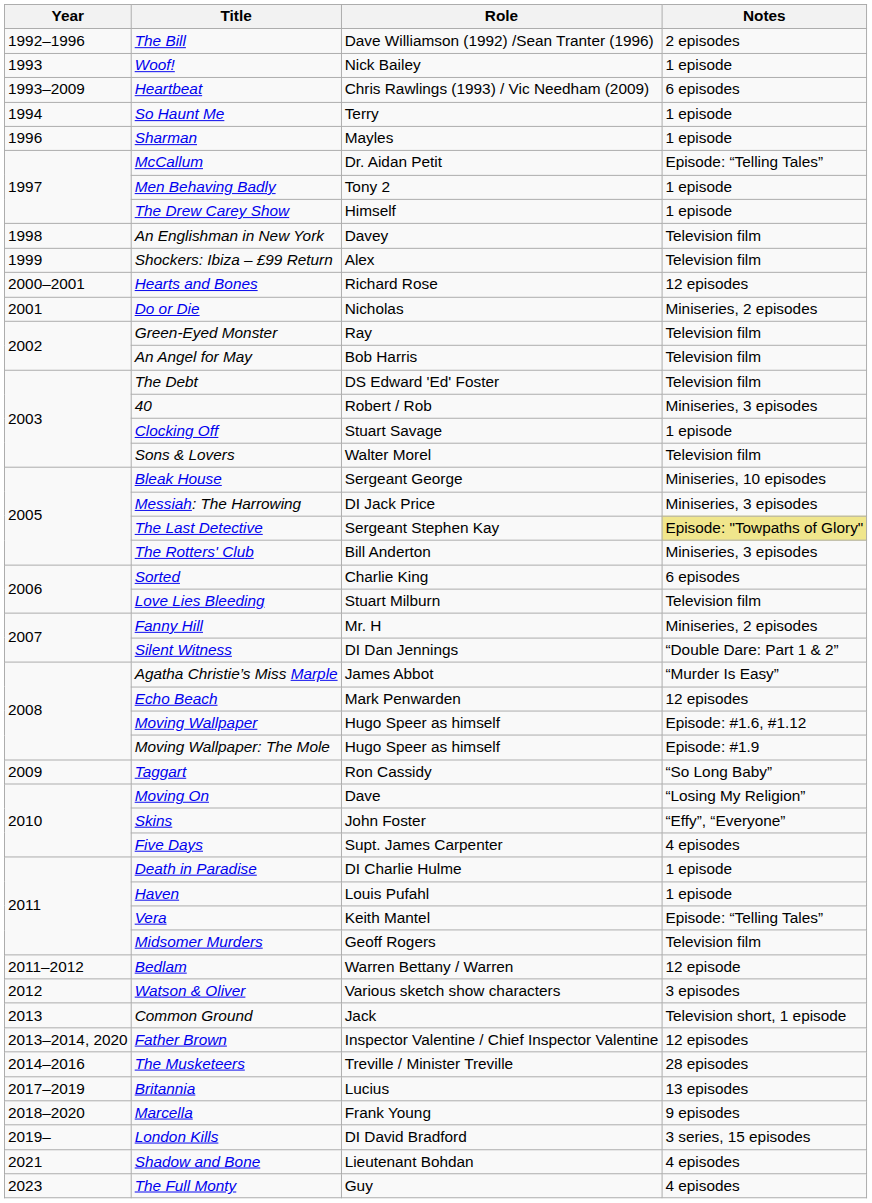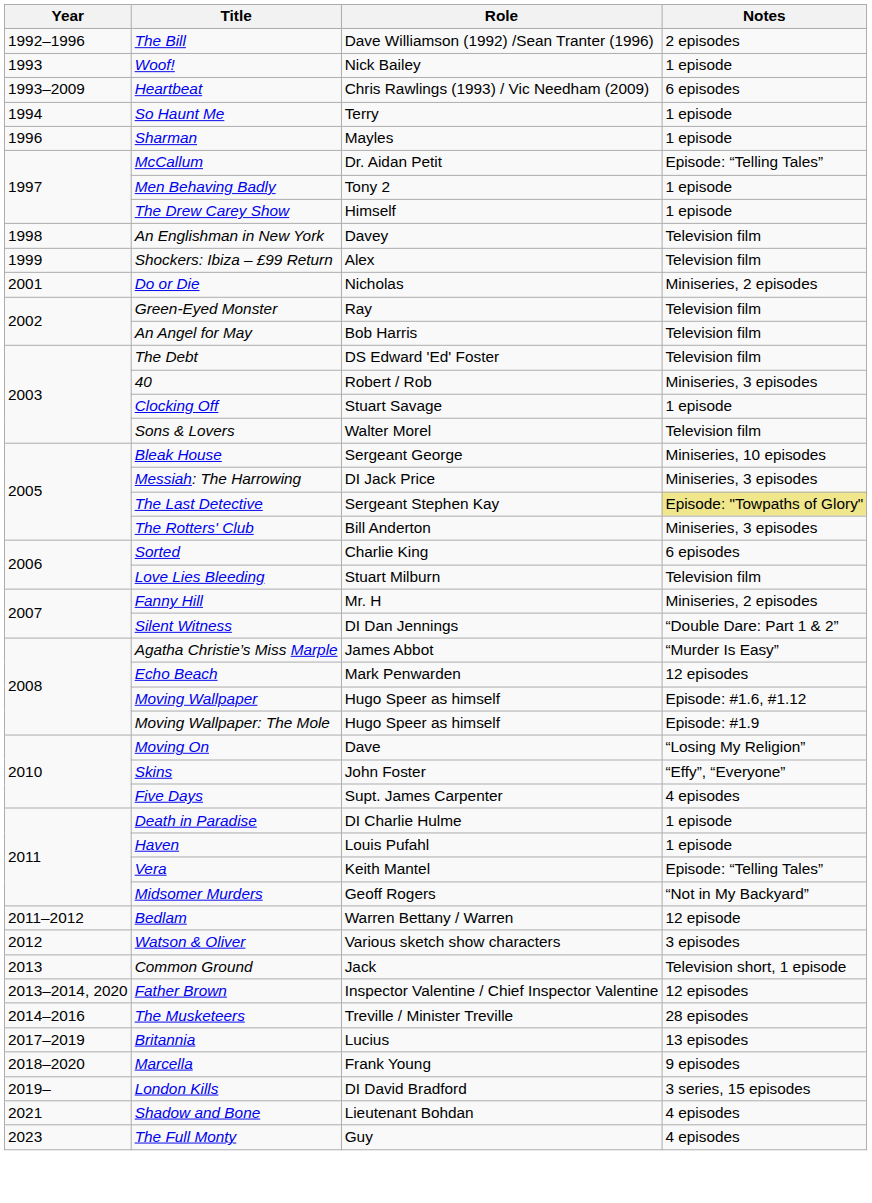- row: (196, 284)
- row: (160, 771)
(713, 942) Television film -> (737, 893) “Not in My Backyard”
